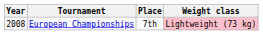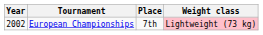(16, 24) 2008 -> (16, 24) 2002
